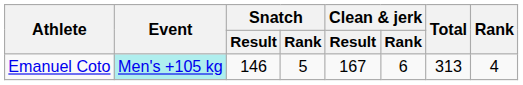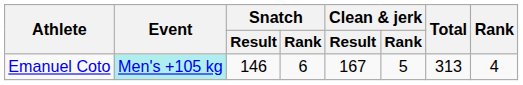(303, 67) 5 -> (303, 67) 6
(403, 67) 6 -> (403, 67) 5
